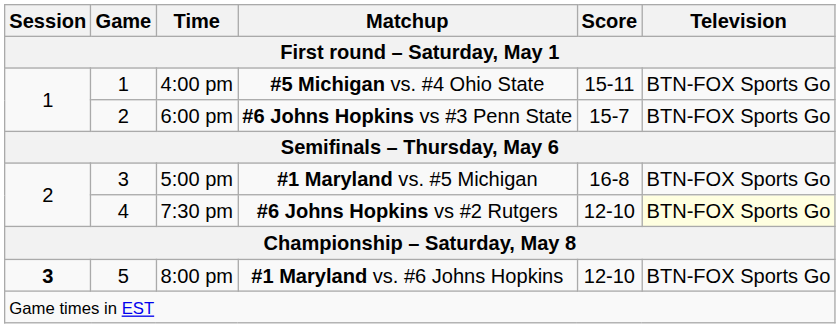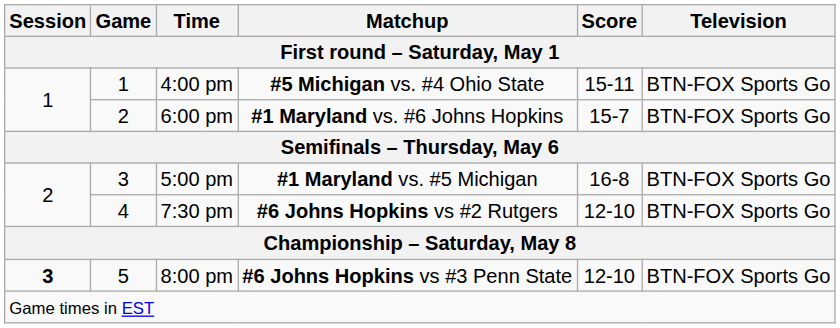(407, 116) #6 Johns Hopkins vs #3 Penn State -> (407, 116) #1 Maryland vs. #6 Johns Hopkins
(738, 211) lightyellow background -> (738, 211) no background
(407, 275) #1 Maryland vs. #6 Johns Hopkins -> (407, 275) #6 Johns Hopkins vs #3 Penn State
